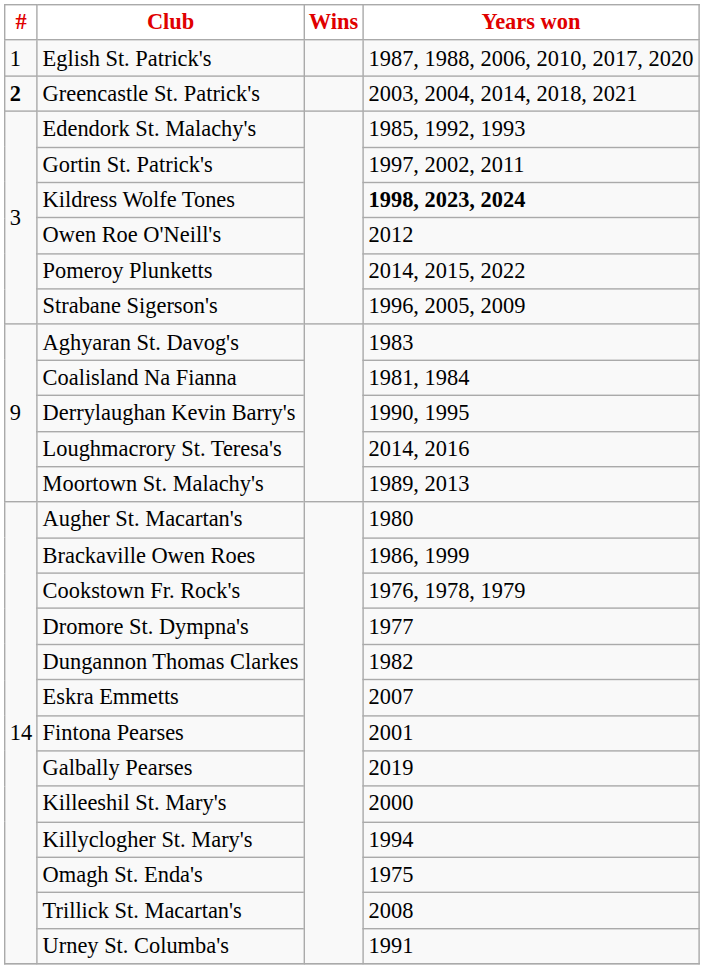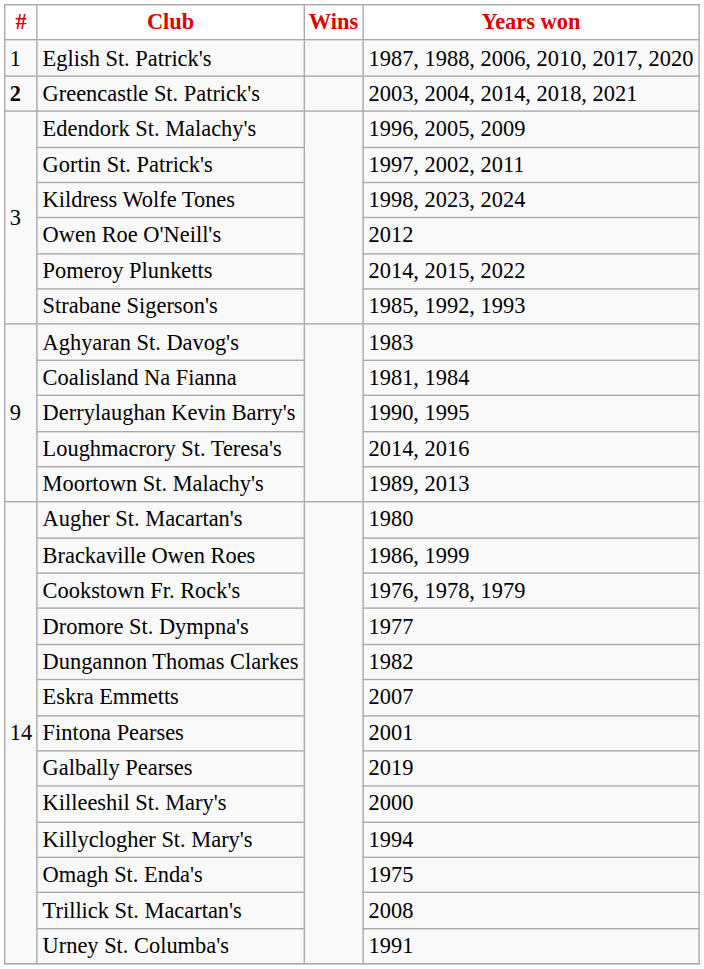(447, 128) 1985, 1992, 1993 -> (447, 128) 1996, 2005, 2009
(447, 199) bold -> (447, 199) normal
(447, 306) 1996, 2005, 2009 -> (447, 306) 1985, 1992, 1993
